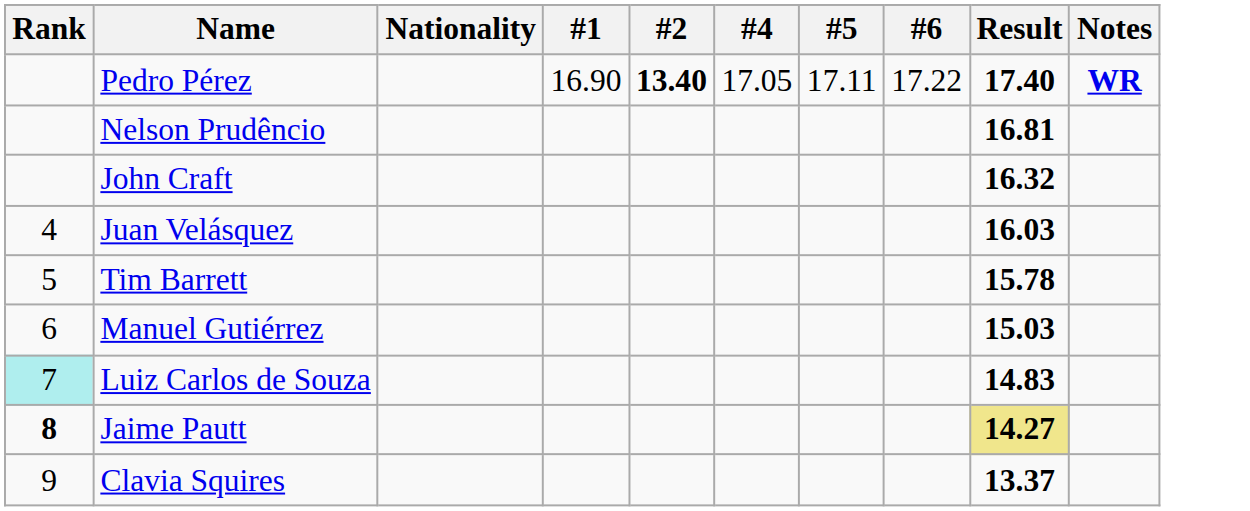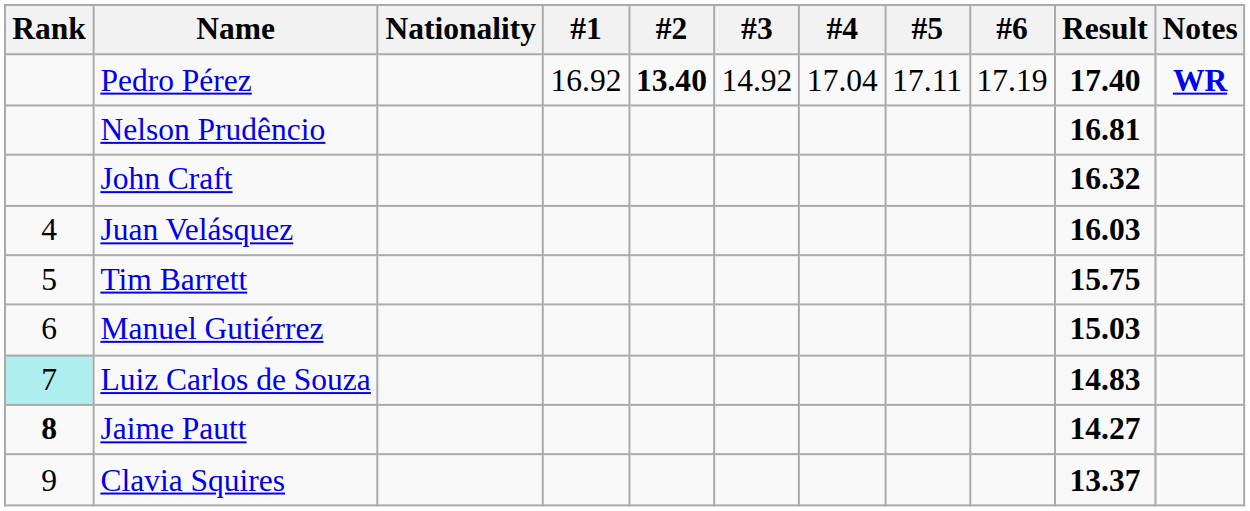+ column: (757, 29)
(586, 79) 16.90 -> (586, 79) 16.92
(757, 79) 17.05 -> (842, 79) 17.04
(927, 79) 17.22 -> (1012, 79) 17.19
(1020, 279) 15.78 -> (1105, 279) 15.75
(1020, 429) khaki background -> (1105, 429) no background
